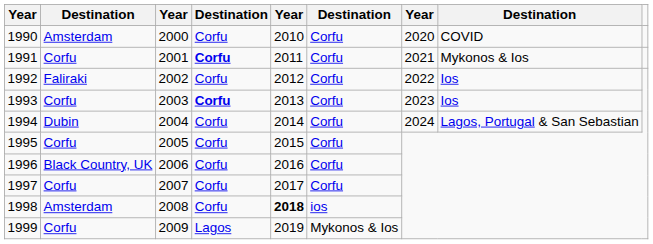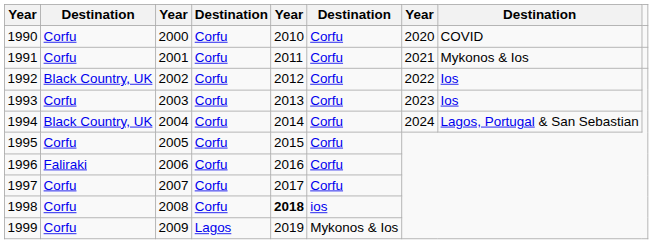(78, 36) Amsterdam -> (60, 36) Corfu
(213, 57) bold -> (211, 57) normal
(65, 79) Faliraki -> (98, 79) Black Country, UK
(213, 100) bold -> (211, 100) normal
(61, 121) Dubin -> (98, 121) Black Country, UK
(98, 164) Black Country, UK -> (65, 164) Faliraki
(78, 206) Amsterdam -> (60, 206) Corfu
